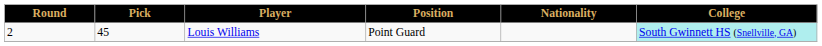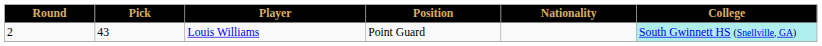(103, 32) 45 -> (103, 32) 43
